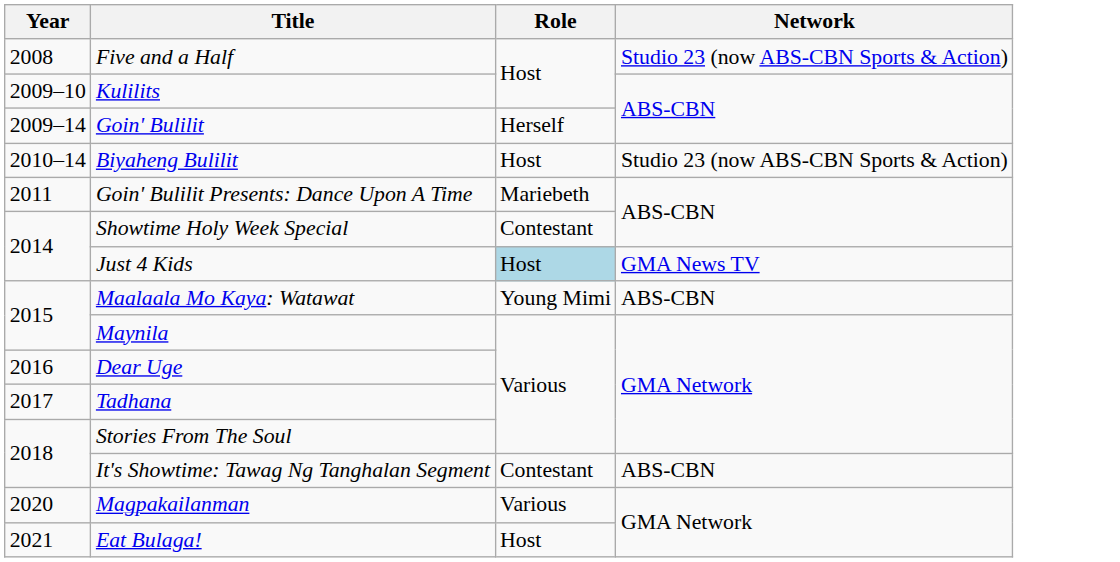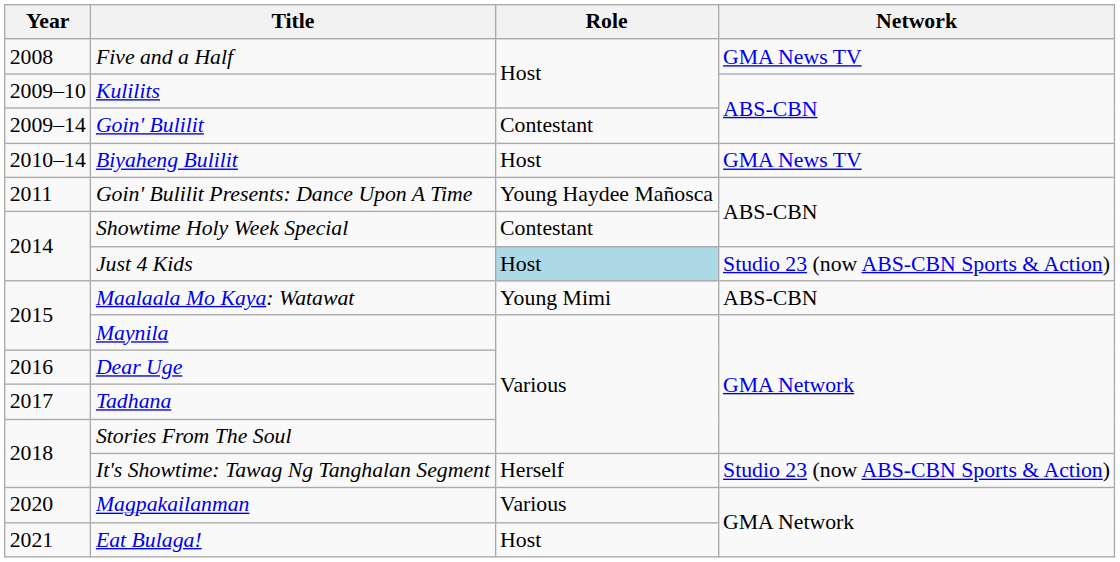(814, 56) Studio 23 (now ABS-CBN Sports & Action) -> (792, 56) GMA News TV
(532, 125) Herself -> (547, 125) Contestant
(814, 159) Studio 23 (now ABS-CBN Sports & Action) -> (792, 159) GMA News TV
(545, 194) Mariebeth -> (607, 194) Young Haydee Mañosca
(690, 263) GMA News TV -> (917, 263) Studio 23 (now ABS-CBN Sports & Action)
(547, 470) Contestant -> (532, 470) Herself
(668, 470) ABS-CBN -> (917, 470) Studio 23 (now ABS-CBN Sports & Action)
